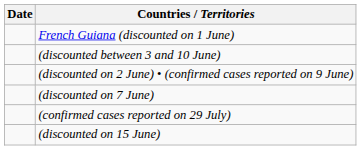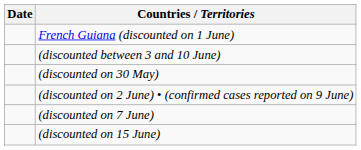+ row: (99, 74)
- row: (135, 114)
